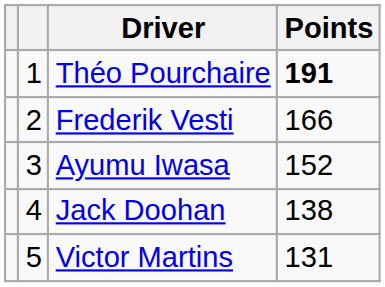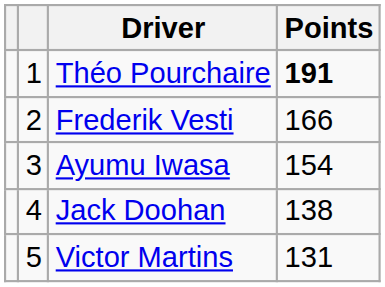(309, 165) 152 -> (309, 165) 154
